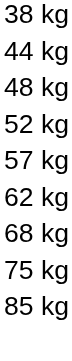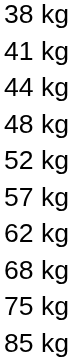+ row: (36, 51)
